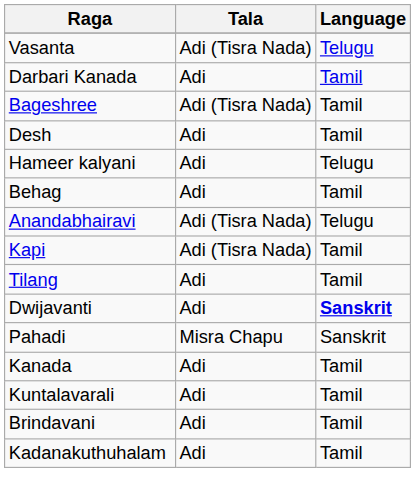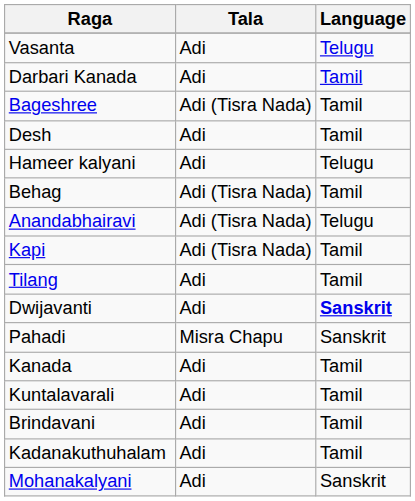(245, 47) Adi (Tisra Nada) -> (193, 47) Adi
(193, 192) Adi -> (245, 192) Adi (Tisra Nada)
+ row: (70, 481)
